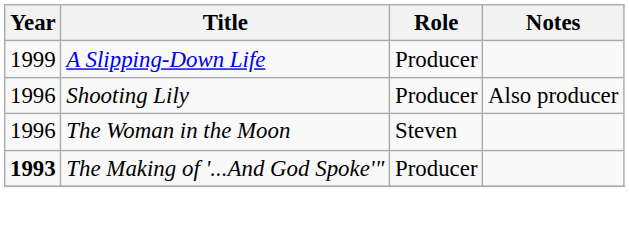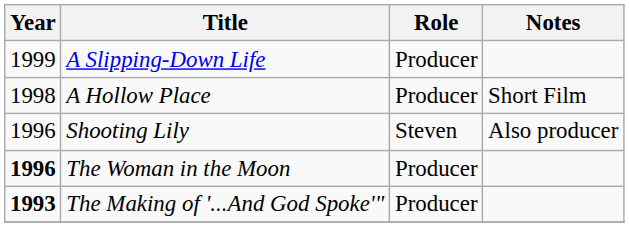+ row: (139, 95)
(436, 95) Producer -> (426, 131) Steven
(33, 131) normal -> (33, 167) bold
(426, 131) Steven -> (436, 167) Producer
